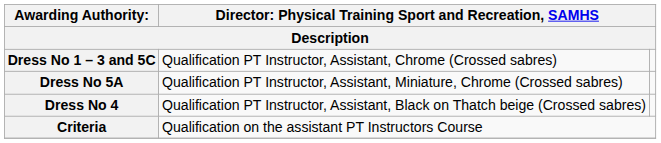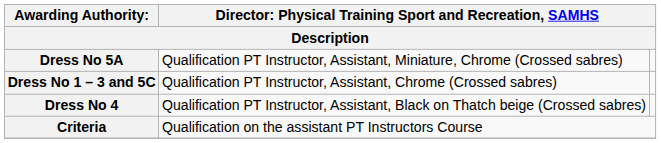rows swapped: (82, 60) <-> (82, 82)
